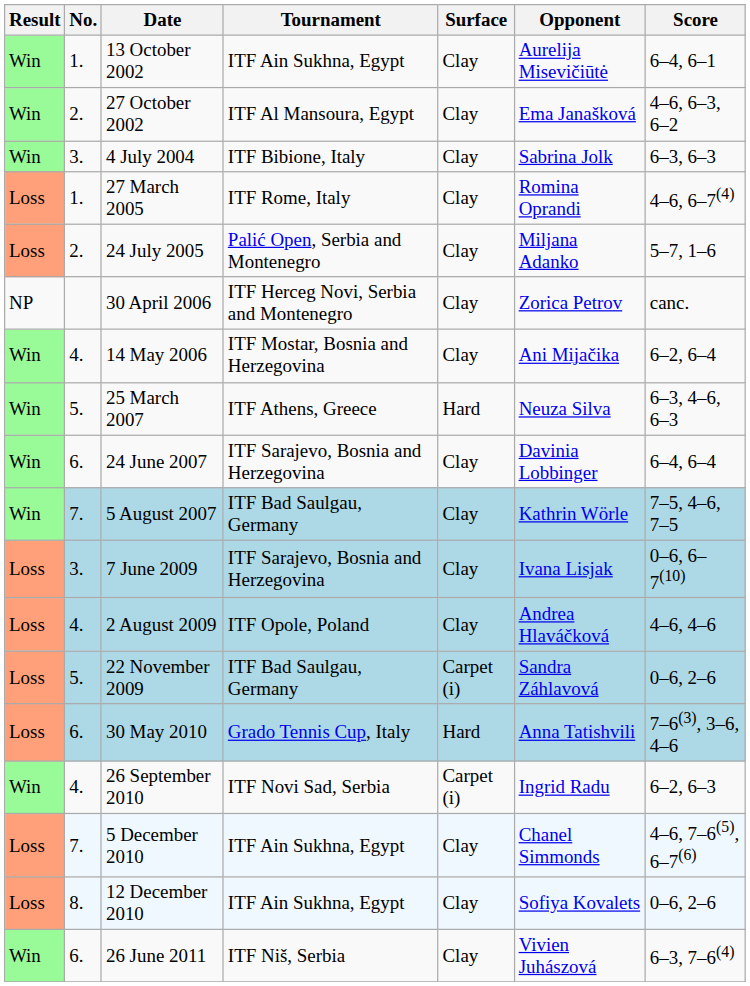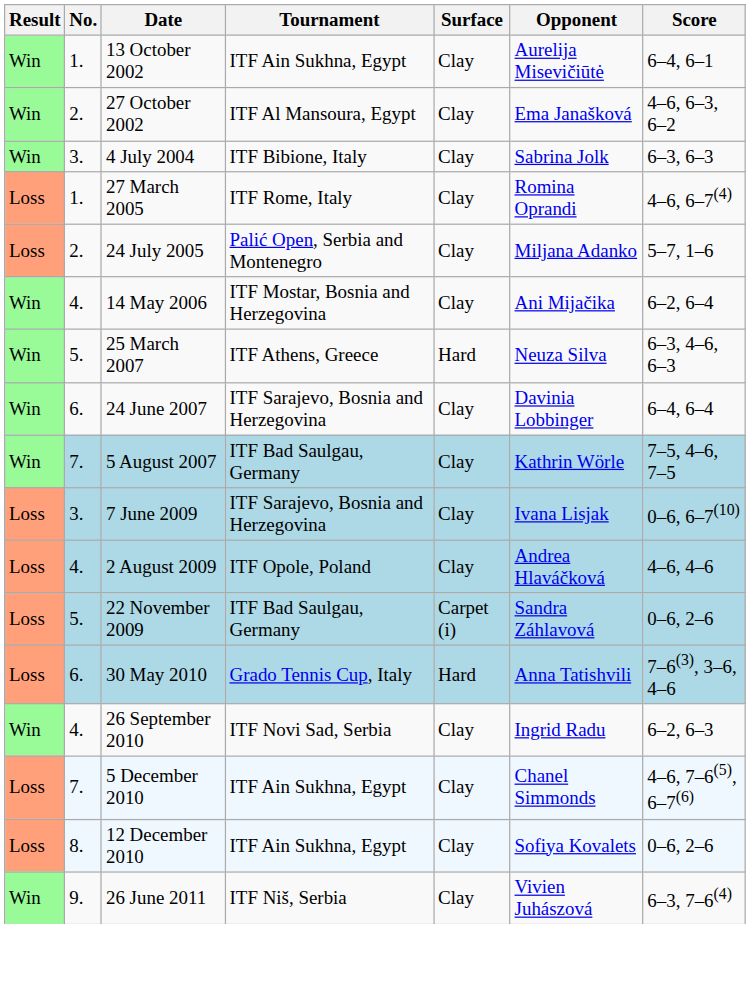- row: (159, 302)
(468, 786) Carpet (i) -> (456, 729) Clay
(76, 955) 6. -> (76, 897) 9.
